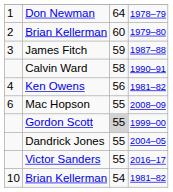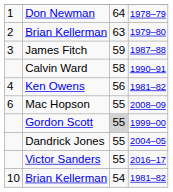(119, 31) 60 -> (119, 31) 63
